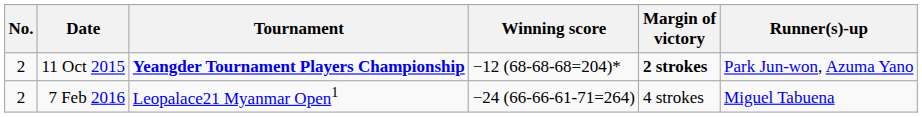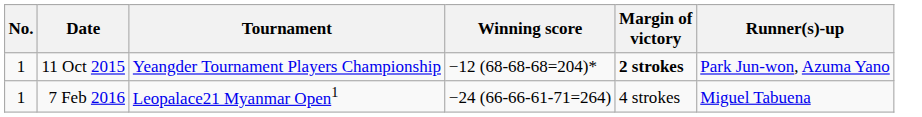(21, 66) 2 -> (21, 66) 1
(299, 66) bold -> (287, 66) normal
(21, 96) 2 -> (21, 96) 1
